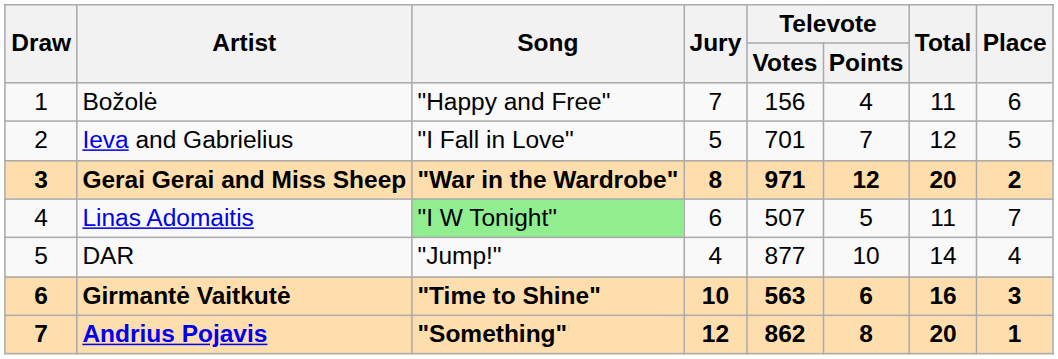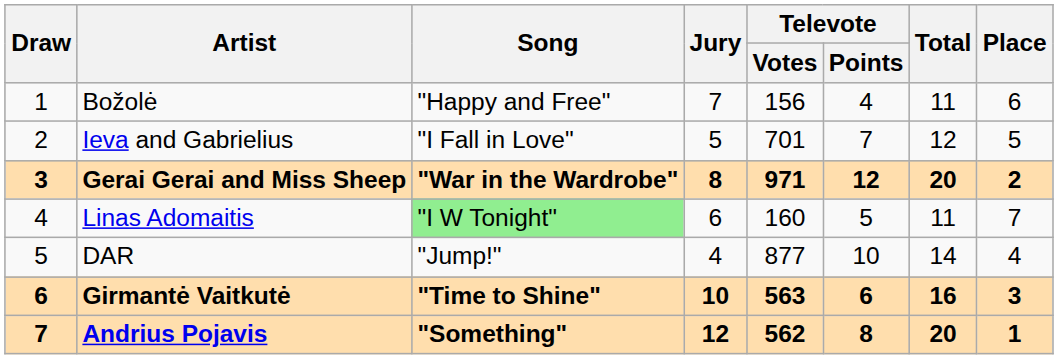(785, 218) 507 -> (785, 218) 160
(785, 334) 862 -> (785, 334) 562
